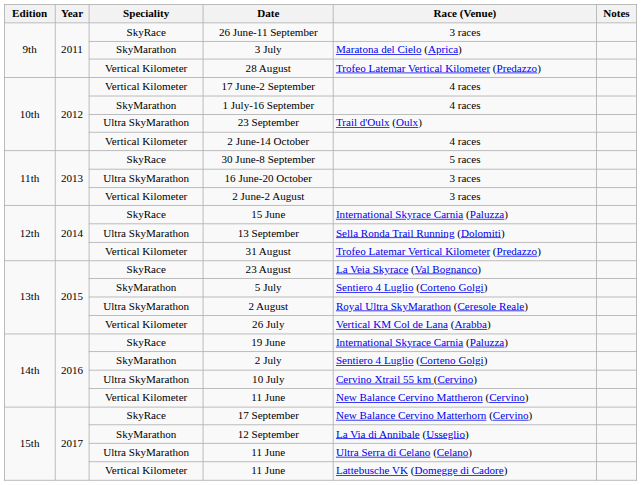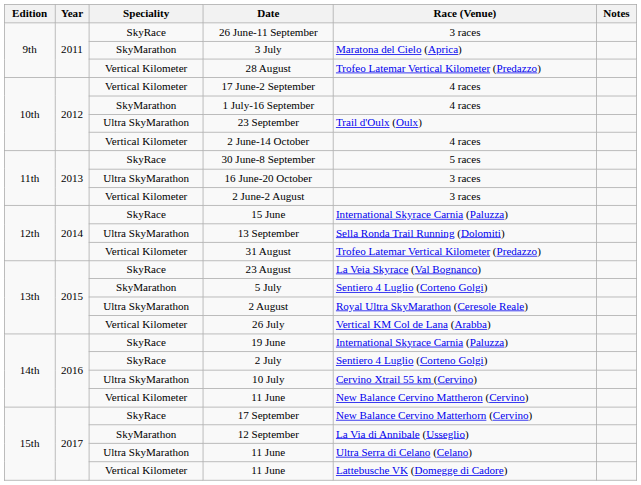(146, 361) SkyMarathon -> (146, 361) SkyRace
